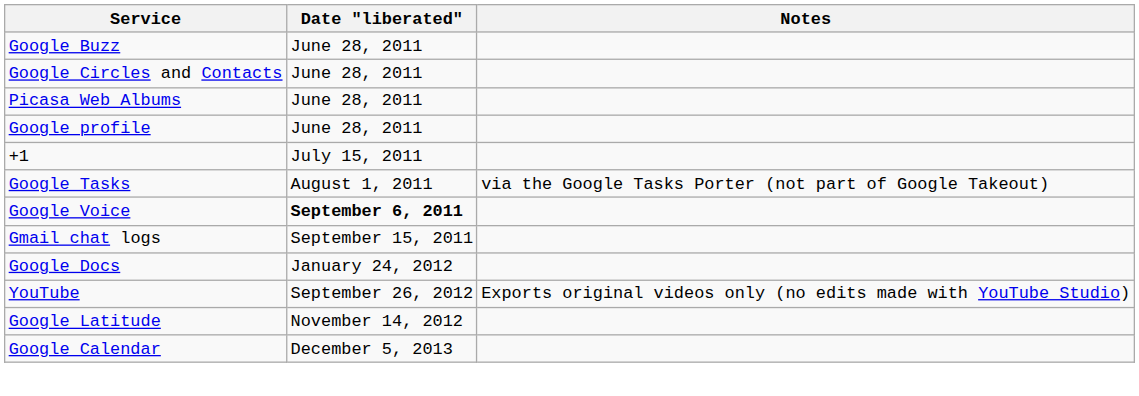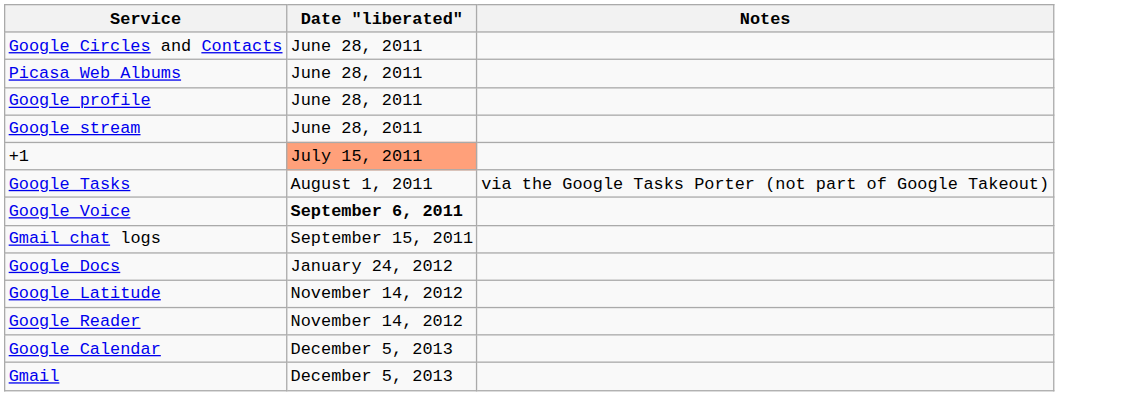- row: (64, 46)
+ row: (75, 129)
(356, 156) no background -> (356, 156) lightsalmon background
- row: (44, 294)
+ row: (75, 321)
+ row: (34, 376)
